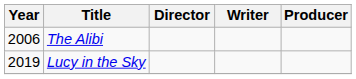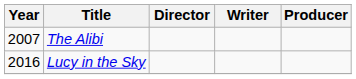(24, 39) 2006 -> (24, 39) 2007
(24, 62) 2019 -> (24, 62) 2016
